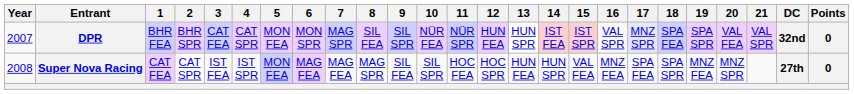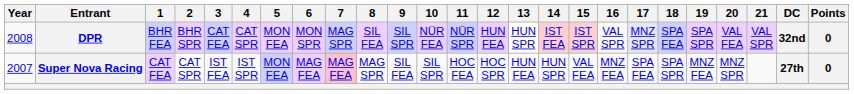(20, 37) 2007 -> (20, 37) 2008
(20, 68) 2008 -> (20, 68) 2007
(341, 68) no background -> (341, 68) pink background
